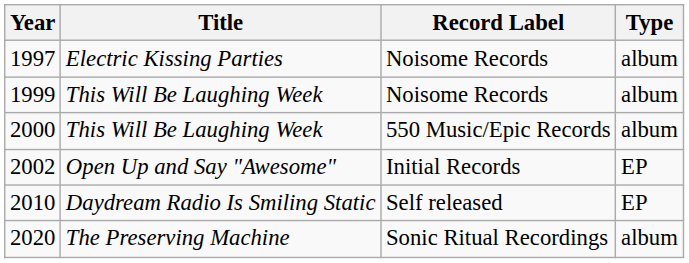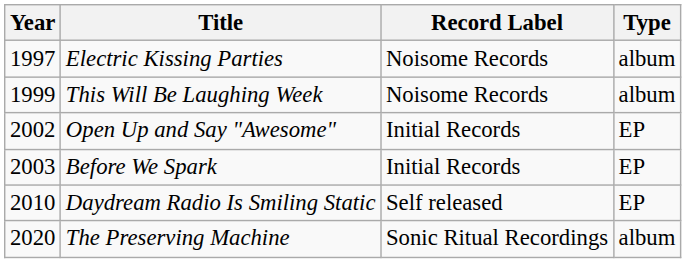- row: (33, 130)
+ row: (33, 166)
